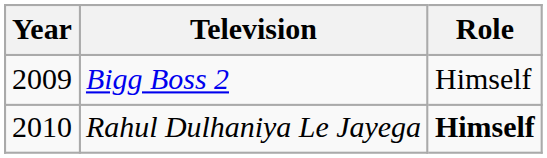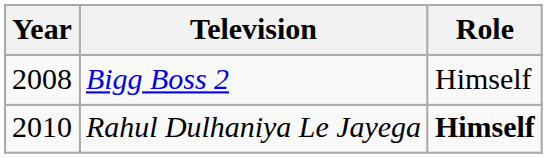(42, 78) 2009 -> (42, 78) 2008
